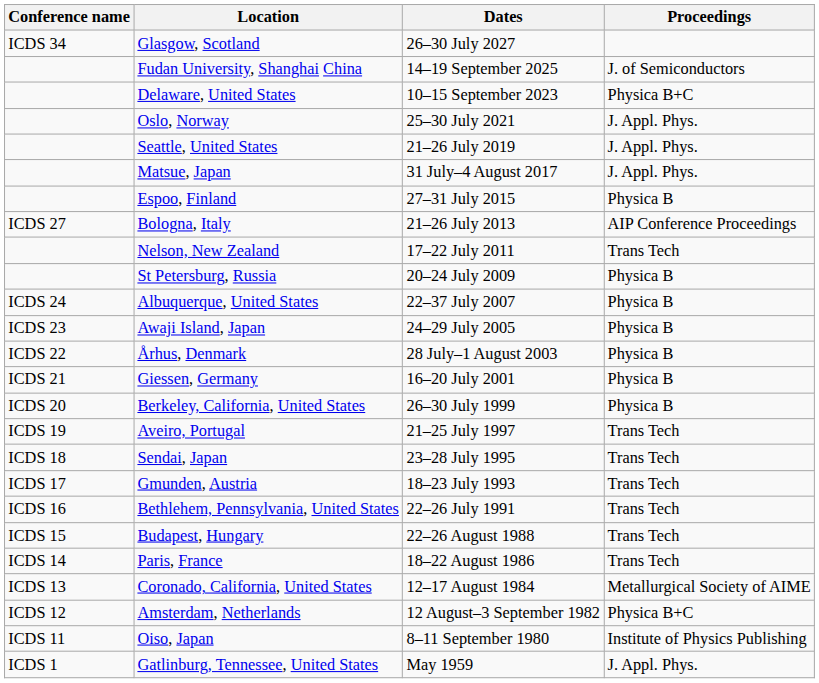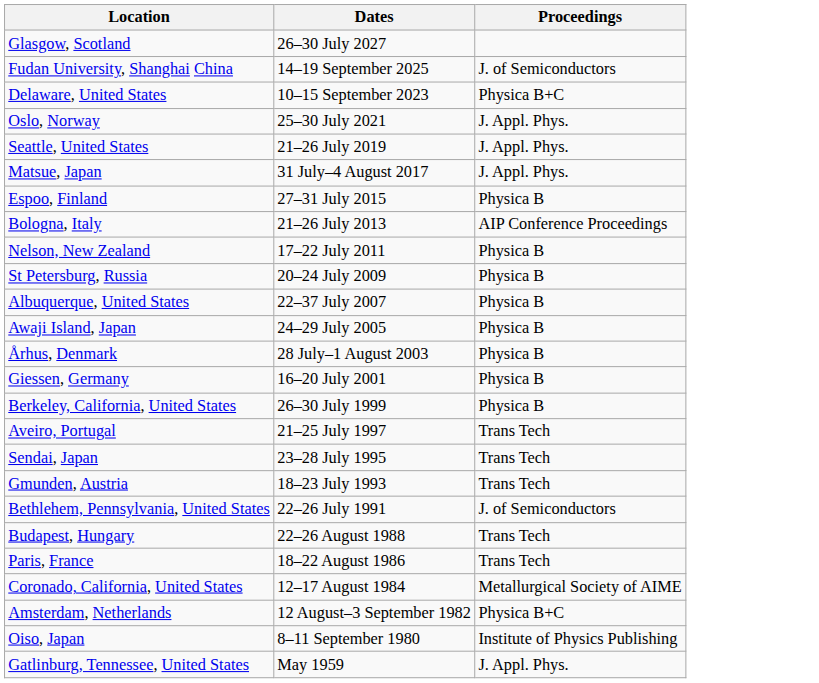- column: (69, 17)
(643, 250) Trans Tech -> (511, 250) Physica B
(643, 509) Trans Tech -> (547, 509) J. of Semiconductors
